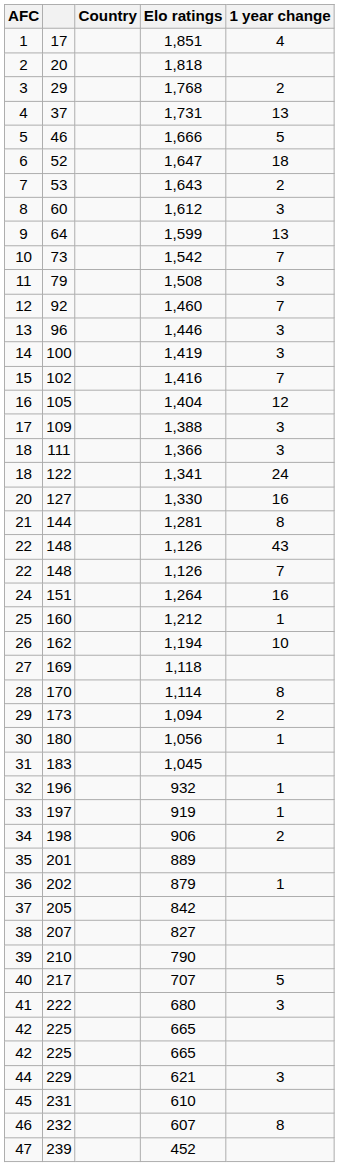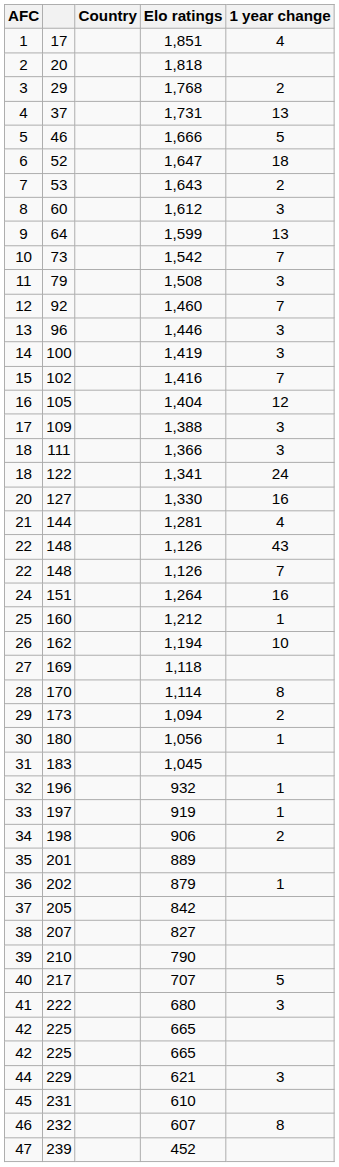(280, 522) 8 -> (280, 522) 4
